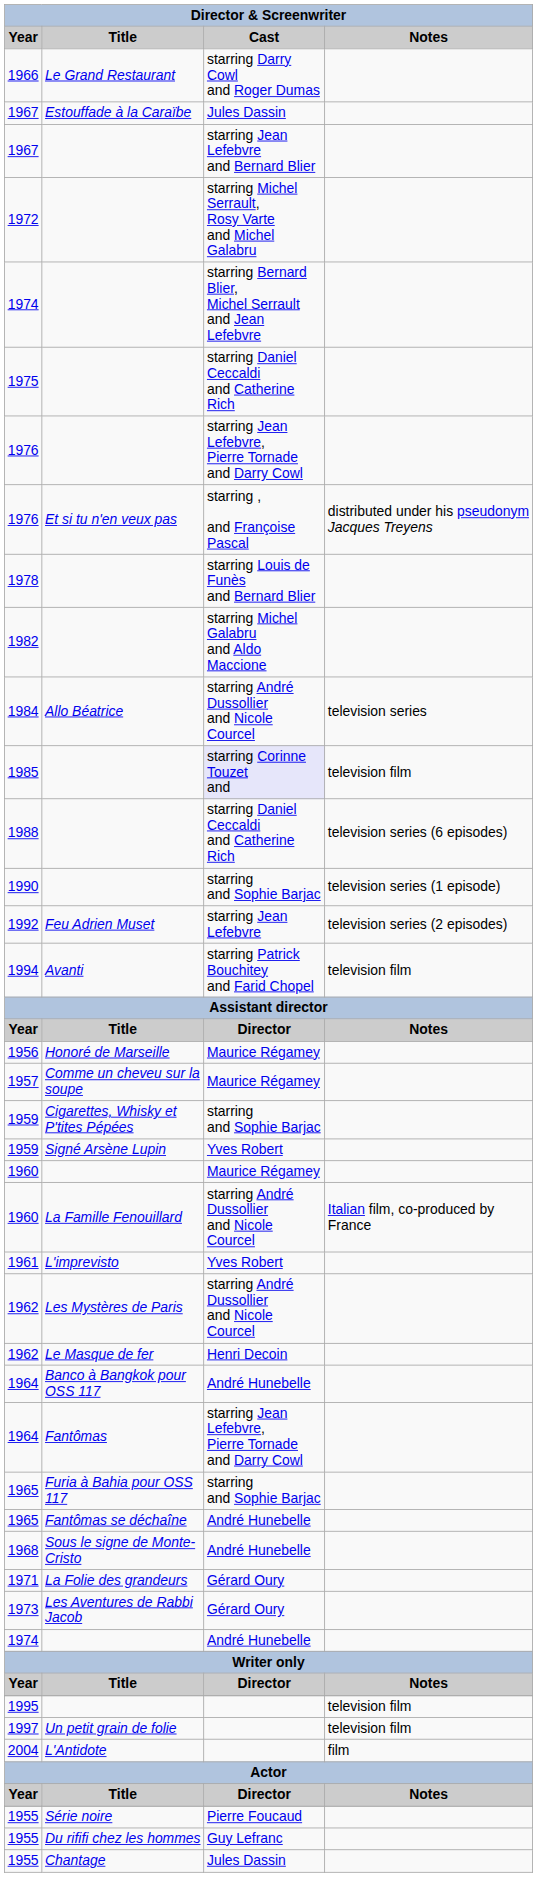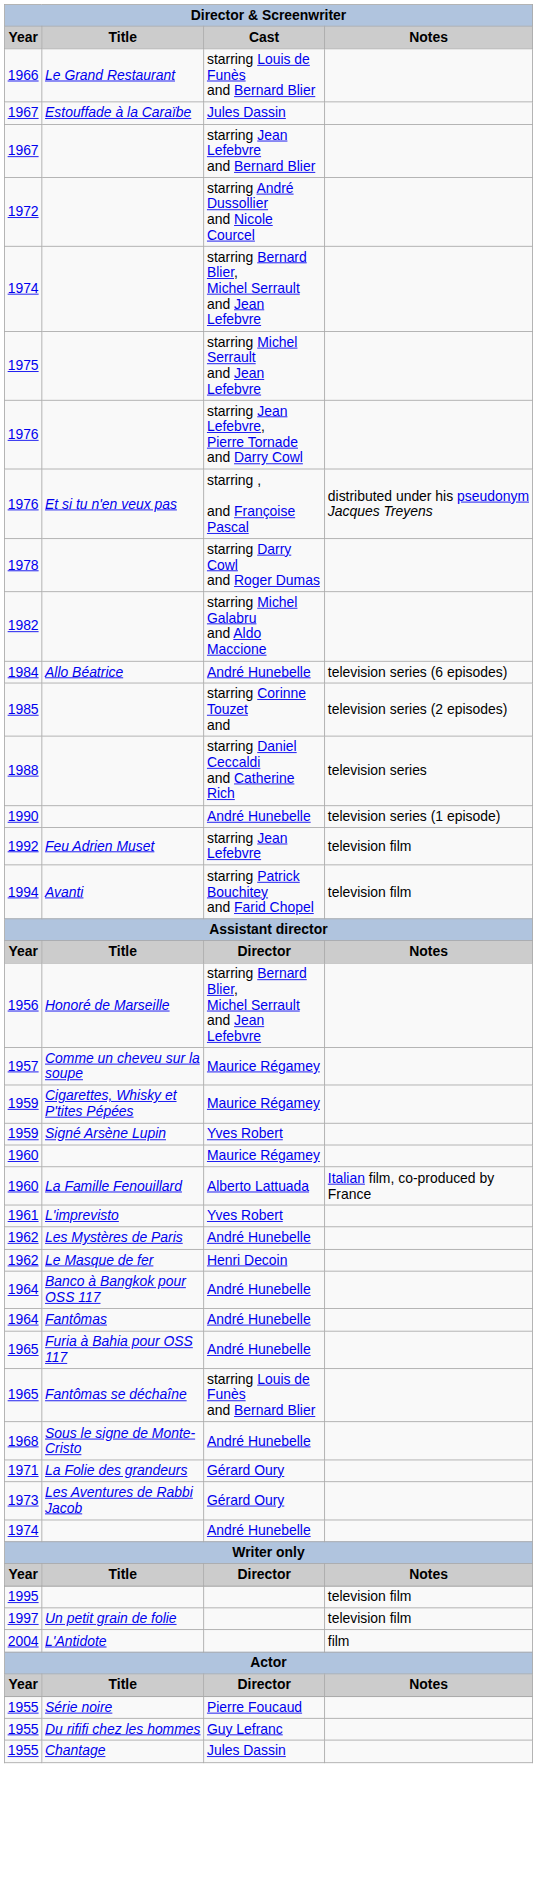(263, 75) starring Darry Cowl and Roger Dumas -> (261, 75) starring Louis de Funès and Bernard Blier
(252, 219) starring Michel Serrault, Rosy Varte and Michel Galabru -> (250, 212) starring André Dussollier and Nicole Courcel
(252, 381) starring Daniel Ceccaldi and Catherine Rich -> (252, 365) starring Michel Serrault and Jean Lefebvre
(261, 580) starring Louis de Funès and Bernard Blier -> (263, 565) starring Darry Cowl and Roger Dumas
(250, 711) starring André Dussollier and Nicole Courcel -> (259, 671) André Hunebelle
(377, 711) television series -> (418, 671) television series (6 episodes)
(256, 772) lavender background -> (256, 709) no background
(370, 772) television film -> (418, 709) television series (2 episodes)
(418, 833) television series (6 episodes) -> (377, 770) television series
(264, 886) starring and Sophie Barjac -> (259, 816) André Hunebelle
(418, 924) television series (2 episodes) -> (370, 846) television film
(263, 1052) Maurice Régamey -> (257, 1005) starring Bernard Blier, Michel Serrault and Jean Lefebvre
(264, 1119) starring and Sophie Barjac -> (263, 1104) Maurice Régamey
(250, 1217) starring André Dussollier and Nicole Courcel -> (258, 1186) Alberto Lattuada
(250, 1308) starring André Dussollier and Nicole Courcel -> (259, 1237) André Hunebelle
(255, 1437) starring Jean Lefebvre, Pierre Tornade and Darry Cowl -> (259, 1319) André Hunebelle
(264, 1490) starring and Sophie Barjac -> (259, 1349) André Hunebelle
(259, 1520) André Hunebelle -> (261, 1395) starring Louis de Funès and Bernard Blier
